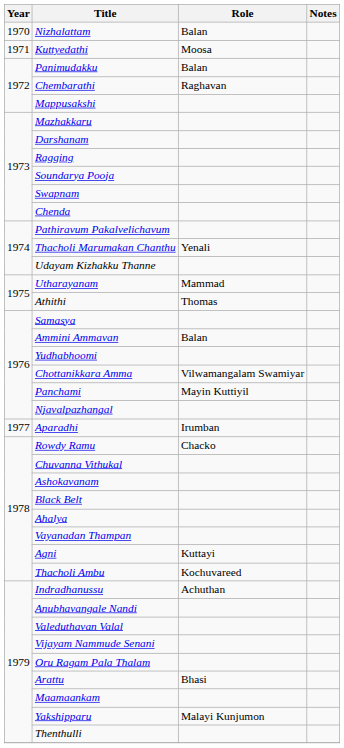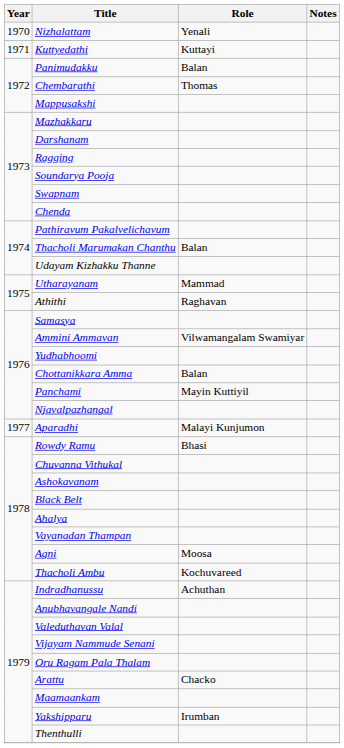(194, 31) Balan -> (195, 31) Yenali
(196, 49) Moosa -> (198, 49) Kuttayi
(204, 85) Raghavan -> (199, 85) Thomas
(195, 247) Yenali -> (194, 247) Balan
(199, 301) Thomas -> (204, 301) Raghavan
(194, 337) Balan -> (243, 337) Vilwamangalam Swamiyar
(243, 373) Vilwamangalam Swamiyar -> (194, 373) Balan
(200, 427) Irumban -> (223, 427) Malayi Kunjumon
(198, 445) Chacko -> (194, 445) Bhasi
(198, 553) Kuttayi -> (196, 553) Moosa
(194, 680) Bhasi -> (198, 680) Chacko
(223, 716) Malayi Kunjumon -> (200, 716) Irumban
